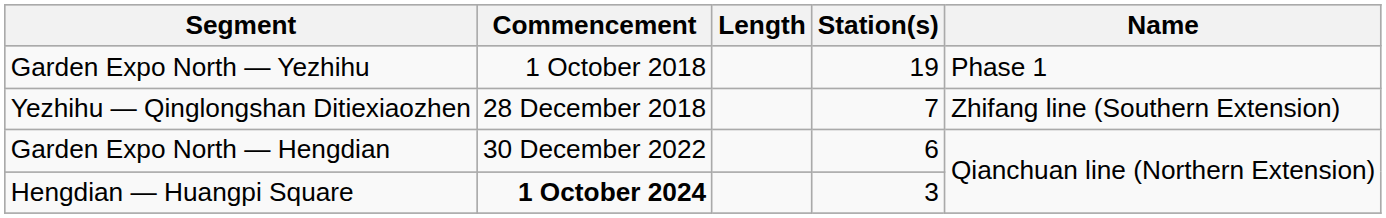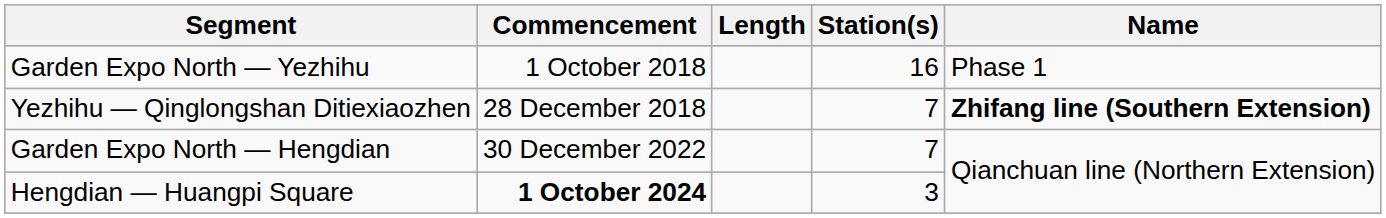(924, 66) 19 -> (924, 66) 16
(1146, 108) normal -> (1161, 108) bold
(931, 150) 6 -> (931, 150) 7
